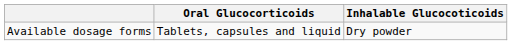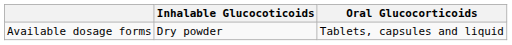columns swapped: (249, 13) <-> (425, 13)
